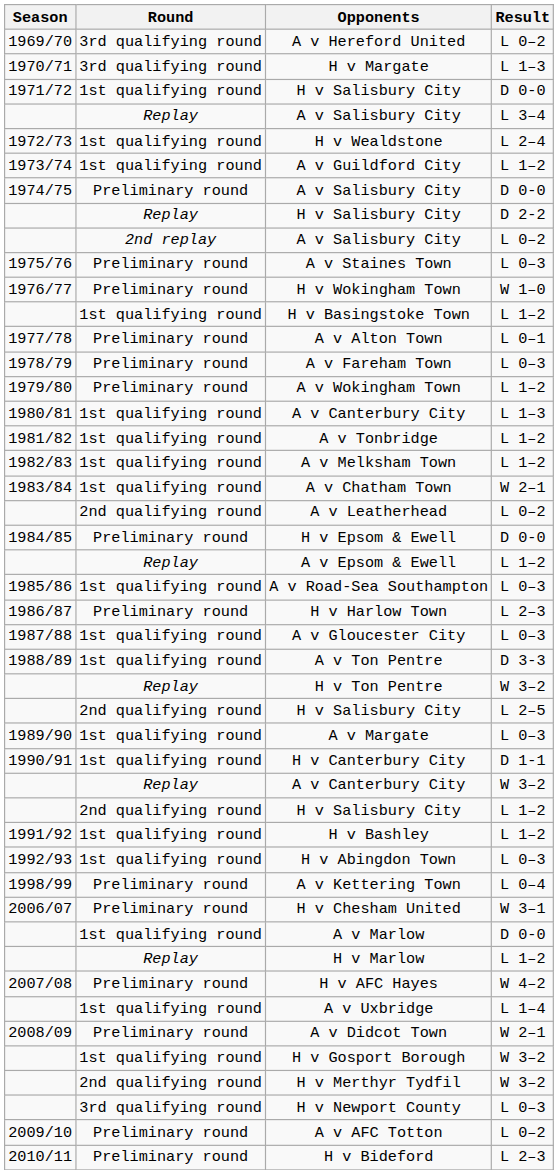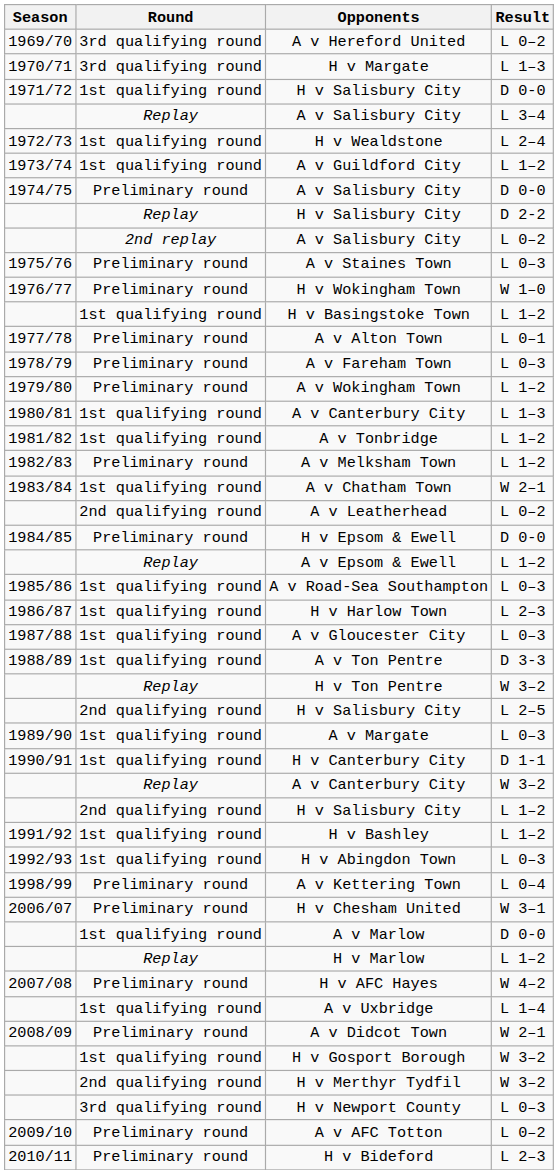(171, 463) 1st qualifying round -> (171, 463) Preliminary round
(171, 612) Preliminary round -> (171, 612) 1st qualifying round
